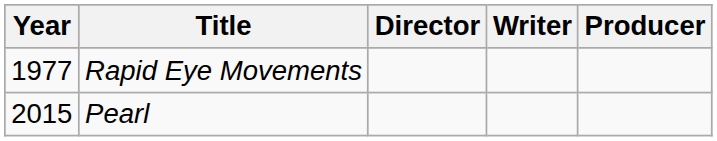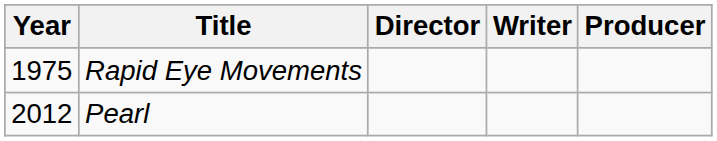(42, 69) 1977 -> (42, 69) 1975
(42, 113) 2015 -> (42, 113) 2012
